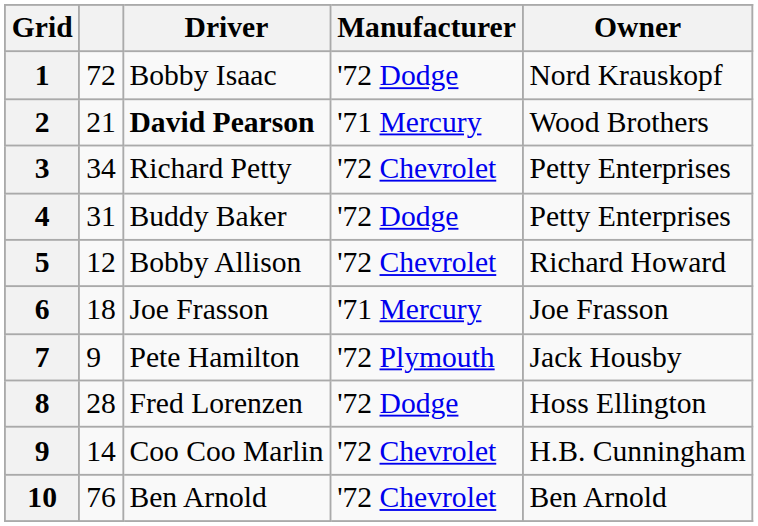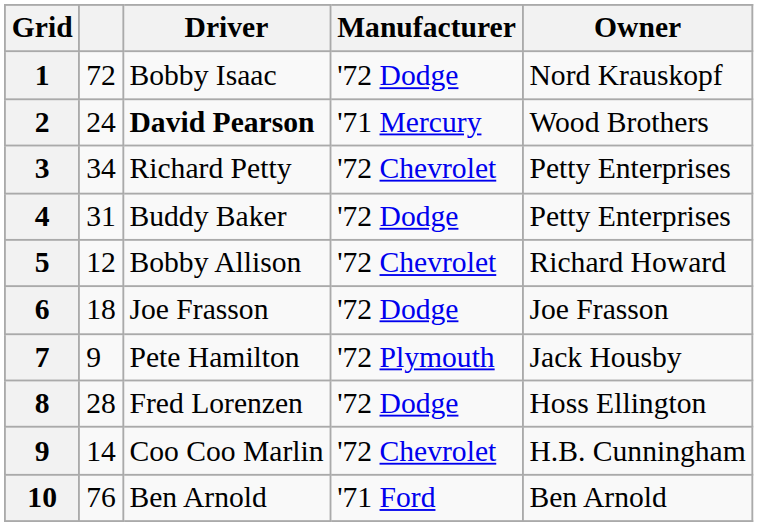(101, 121) 21 -> (101, 121) 24
(409, 309) '71 Mercury -> (398, 309) '72 Dodge
(417, 497) '72 Chevrolet -> (386, 497) '71 Ford
